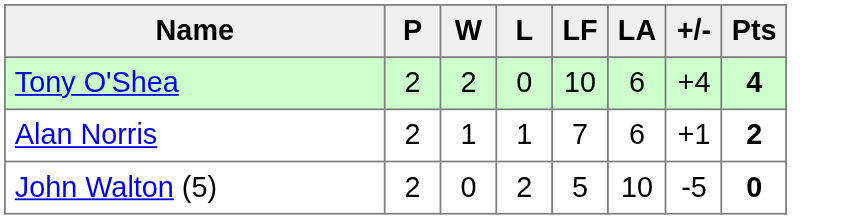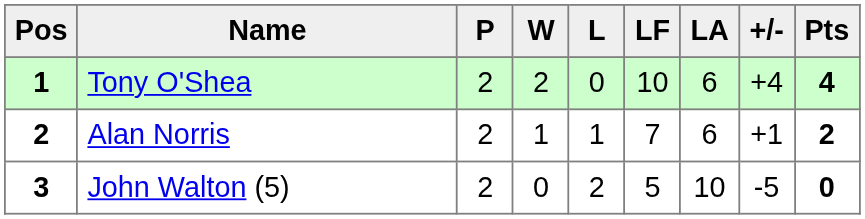+ column: (41, 30)
